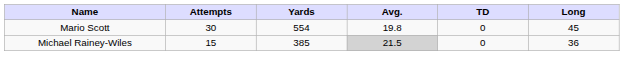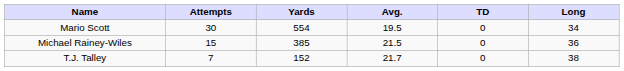(392, 27) 19.8 -> (392, 27) 19.5
(574, 27) 45 -> (574, 27) 34
(392, 43) lightgrey background -> (392, 43) no background
+ row: (85, 58)
